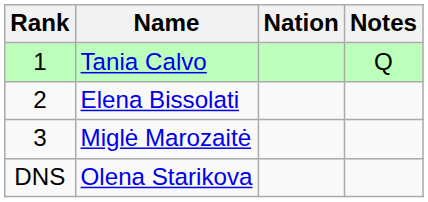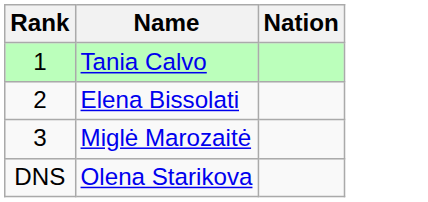- column: (383, 23)
